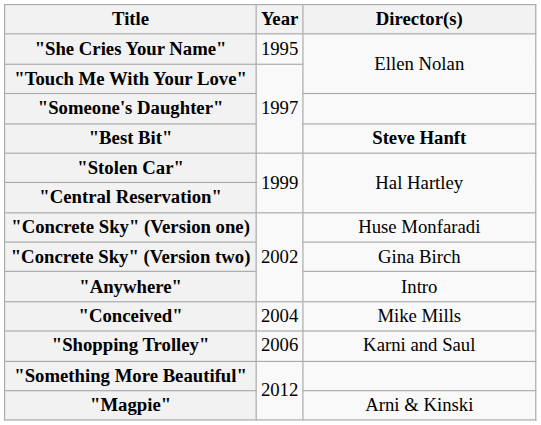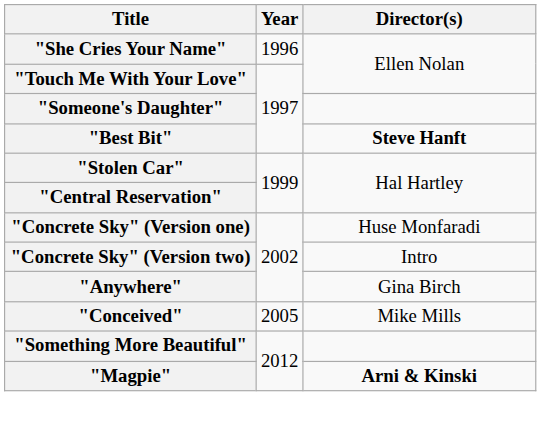(280, 49) 1995 -> (280, 49) 1996
(419, 256) Gina Birch -> (419, 256) Intro
(419, 286) Intro -> (419, 286) Gina Birch
(280, 316) 2004 -> (280, 316) 2005
- row: (131, 345)
(419, 405) normal -> (419, 375) bold
